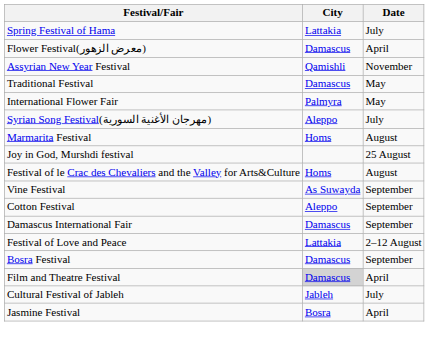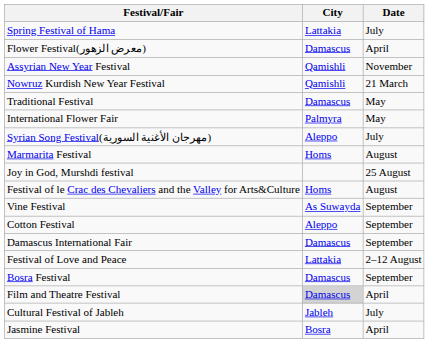+ row: (86, 83)
